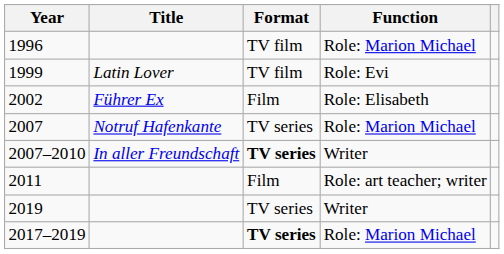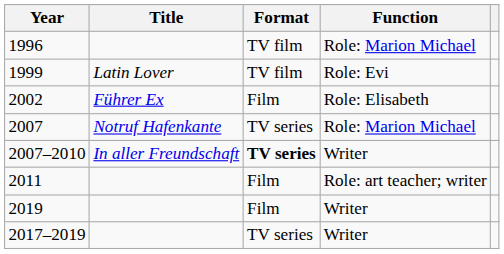(280, 208) TV series -> (263, 208) Film
(281, 235) bold -> (280, 235) normal
(400, 235) Role: Marion Michael -> (346, 235) Writer
